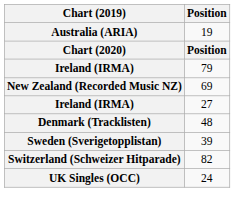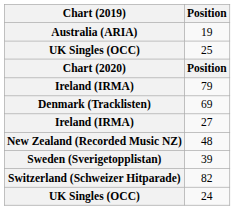+ row: (207, 50)
(94, 86) New Zealand (Recorded Music NZ) -> (94, 104) Denmark (Tracklisten)
(94, 123) Denmark (Tracklisten) -> (94, 141) New Zealand (Recorded Music NZ)
